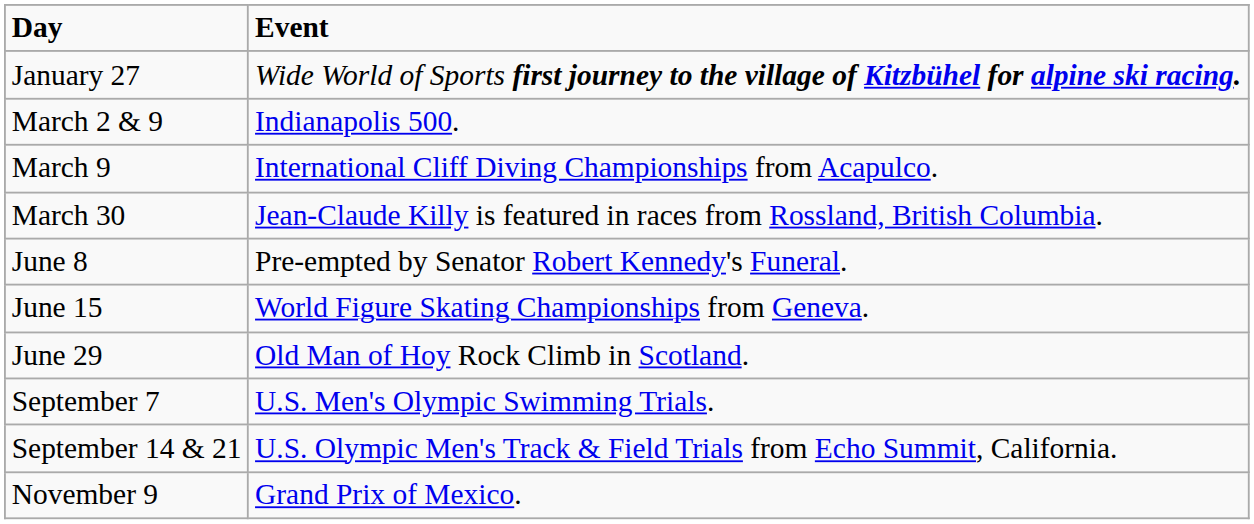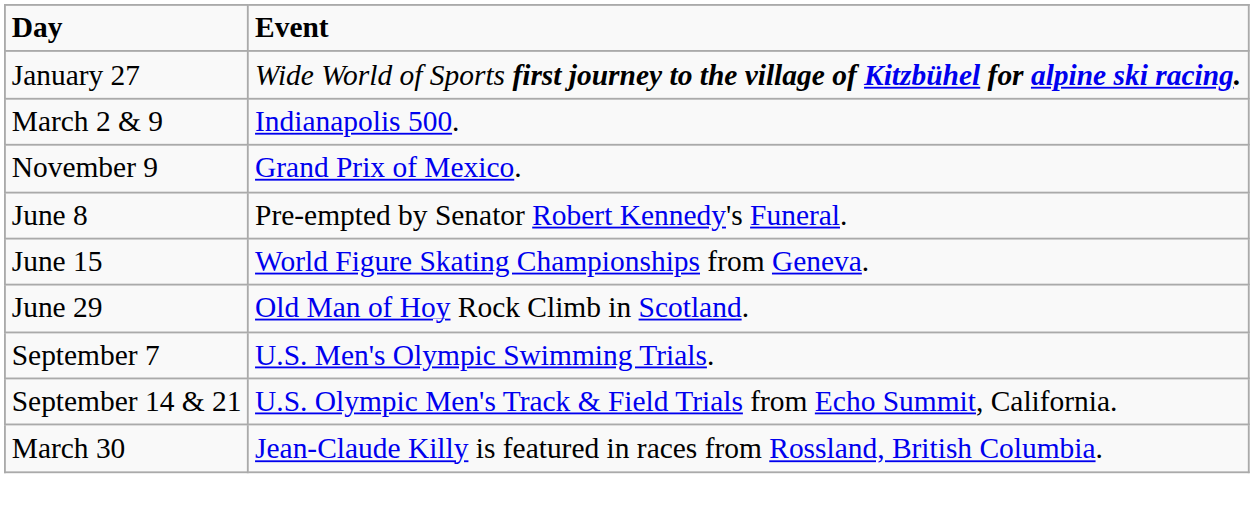- row: (61, 167)
rows swapped: (69, 214) <-> (85, 494)
